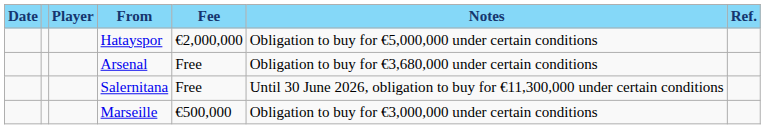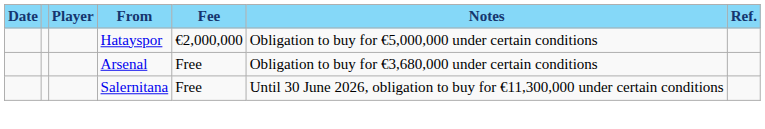- row: (129, 111)
